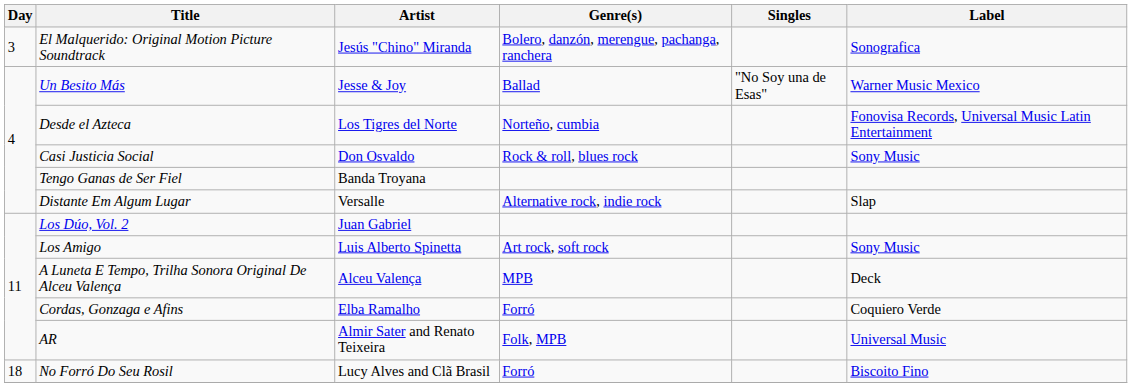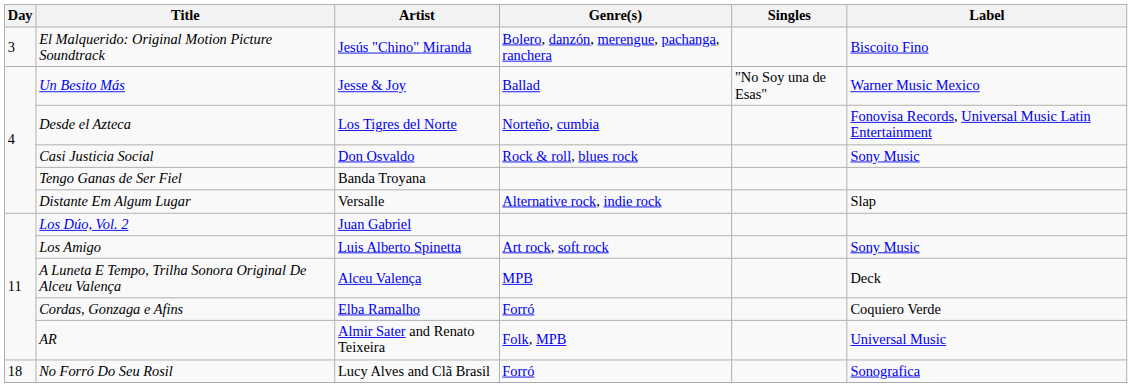(885, 46) Sonografica -> (889, 46) Biscoito Fino
(889, 370) Biscoito Fino -> (885, 370) Sonografica
